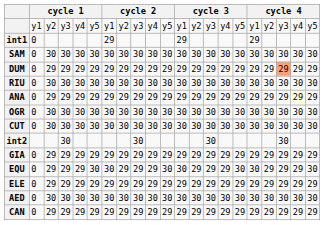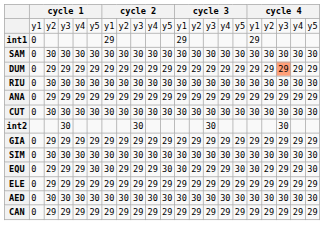(298, 98) lightyellow background -> (298, 98) no background
- row: (17, 112)
+ row: (17, 155)
